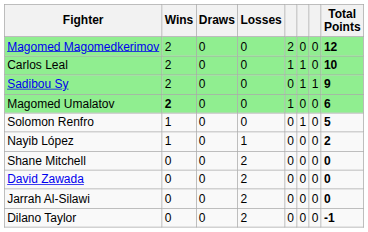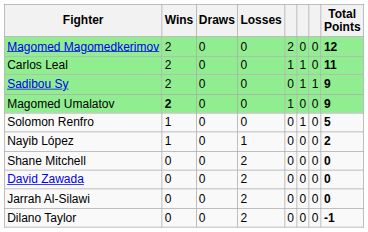(331, 65) 10 -> (330, 65) 11
(327, 103) 6 -> (327, 103) 9
